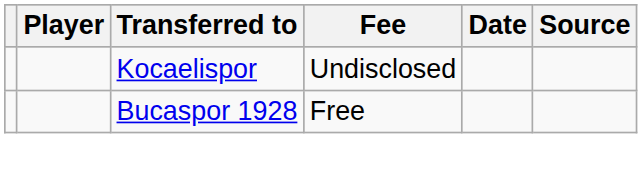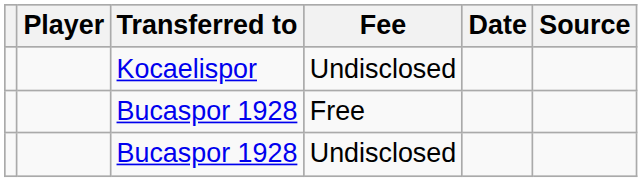+ row: (207, 153)
